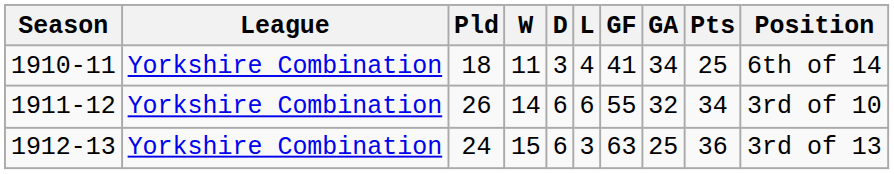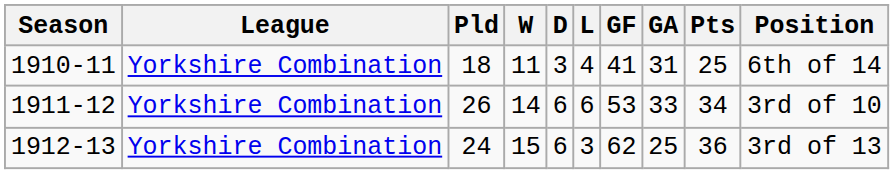(663, 66) 34 -> (663, 66) 31
(621, 107) 55 -> (621, 107) 53
(663, 107) 32 -> (663, 107) 33
(621, 147) 63 -> (621, 147) 62
